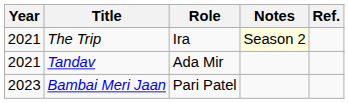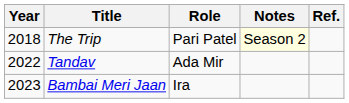(24, 39) 2021 -> (24, 39) 2018
(181, 39) Ira -> (205, 39) Pari Patel
(24, 62) 2021 -> (24, 62) 2022
(205, 86) Pari Patel -> (181, 86) Ira
